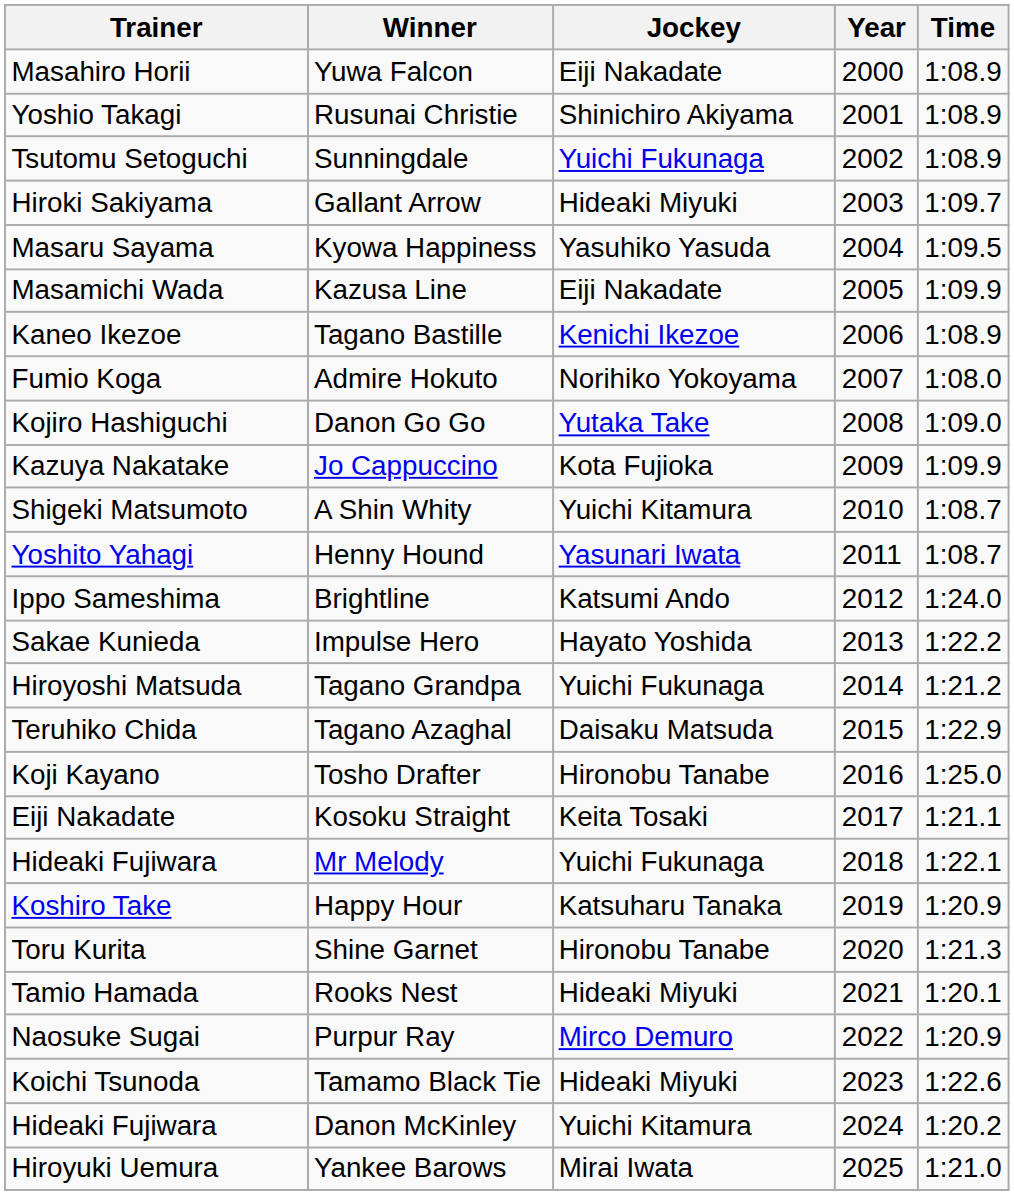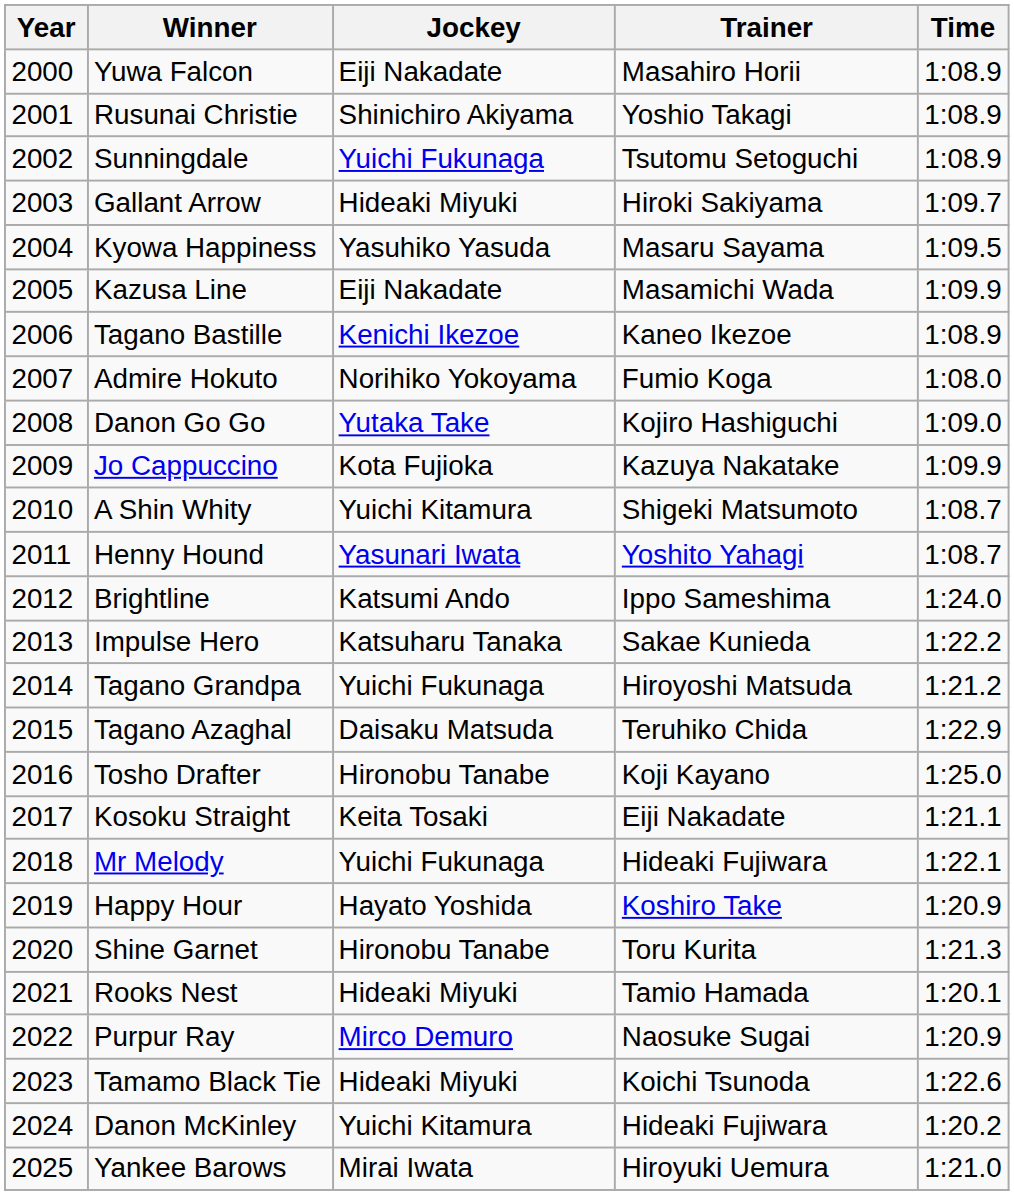columns swapped: (877, 27) <-> (156, 27)
(655, 642) Hayato Yoshida -> (450, 642) Katsuharu Tanaka
(670, 905) Katsuharu Tanaka -> (435, 905) Hayato Yoshida
